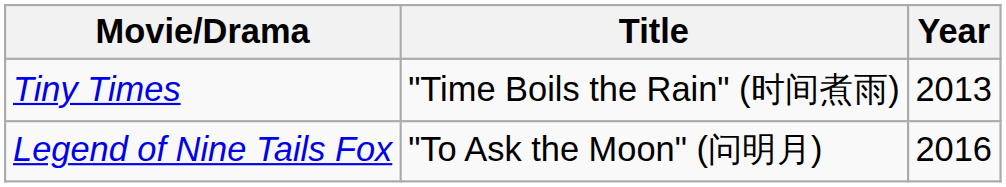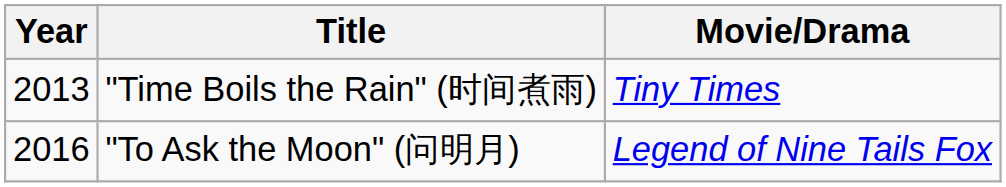columns swapped: (954, 31) <-> (203, 31)
